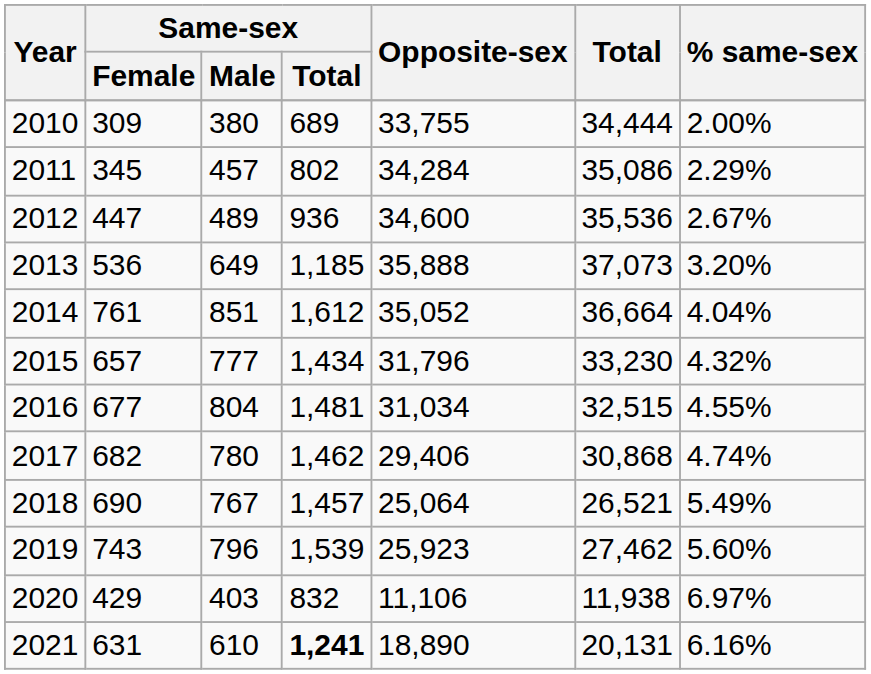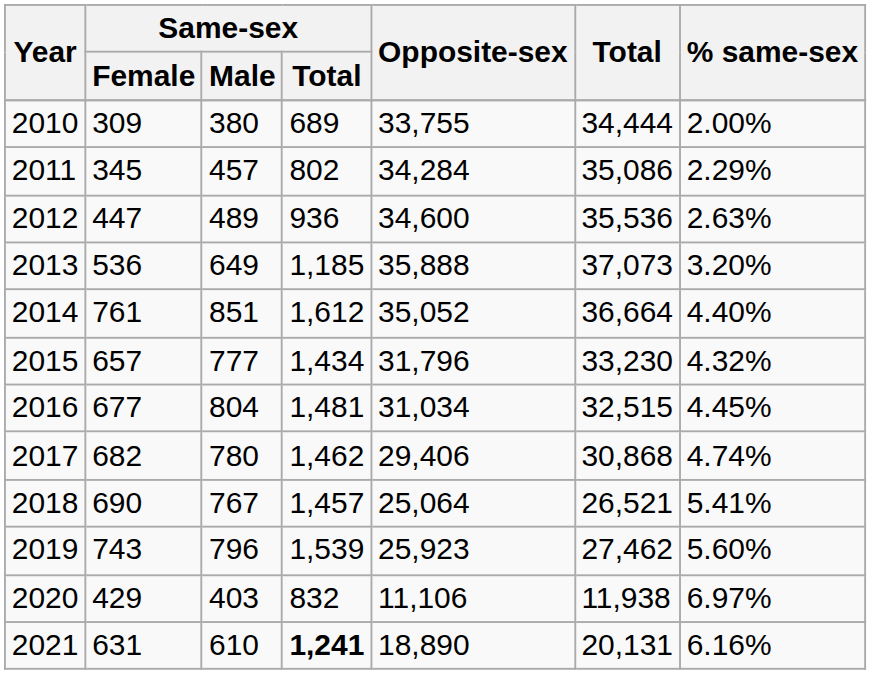(729, 218) 2.67% -> (729, 218) 2.63%
(729, 312) 4.04% -> (729, 312) 4.40%
(729, 407) 4.55% -> (729, 407) 4.45%
(729, 502) 5.49% -> (729, 502) 5.41%
